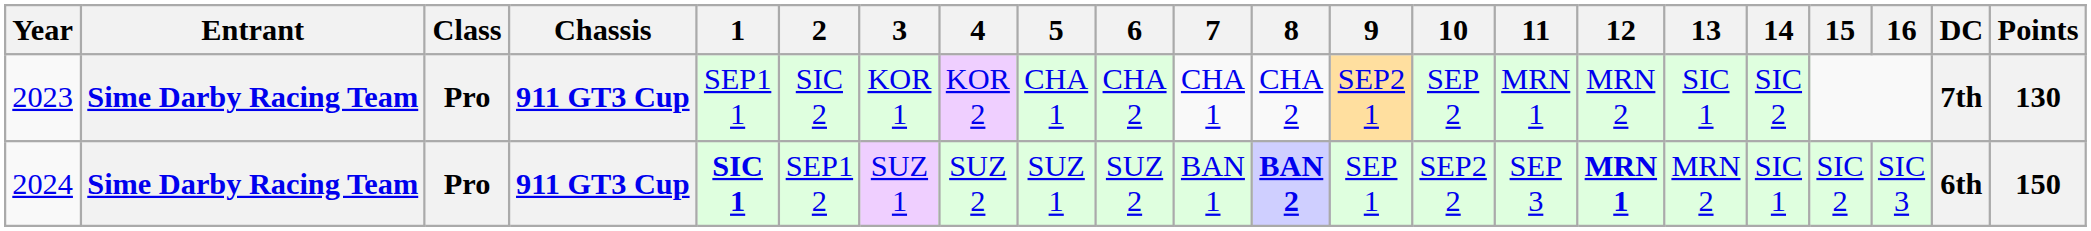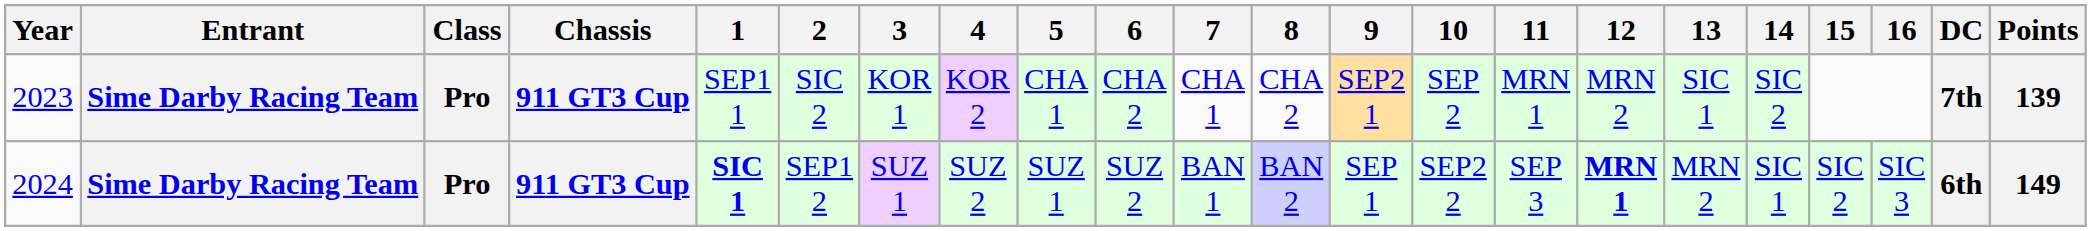(2038, 96) 130 -> (2038, 96) 139
(1291, 182) bold -> (1291, 182) normal
(2038, 182) 150 -> (2038, 182) 149
